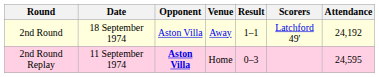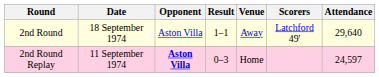columns swapped: (221, 12) <-> (251, 12)
(348, 33) 24,192 -> (348, 33) 29,640
(348, 59) 24,595 -> (348, 59) 24,597
